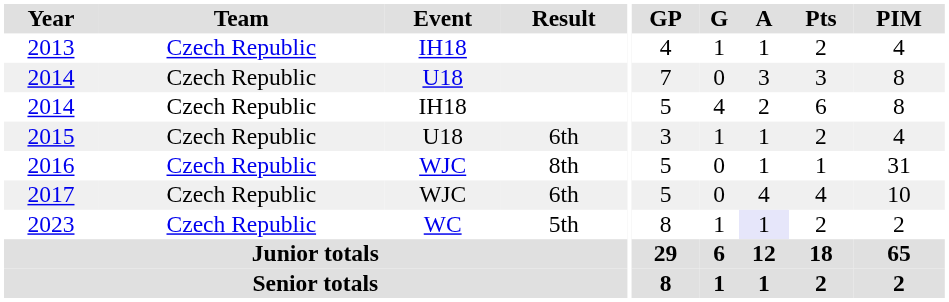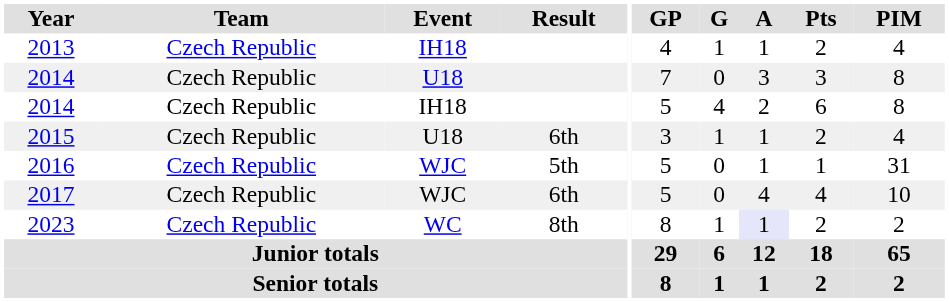(564, 165) 8th -> (564, 165) 5th
(564, 224) 5th -> (564, 224) 8th
